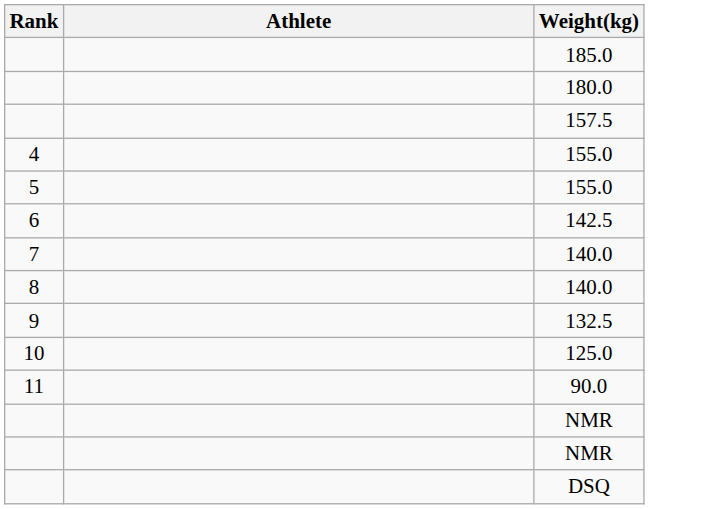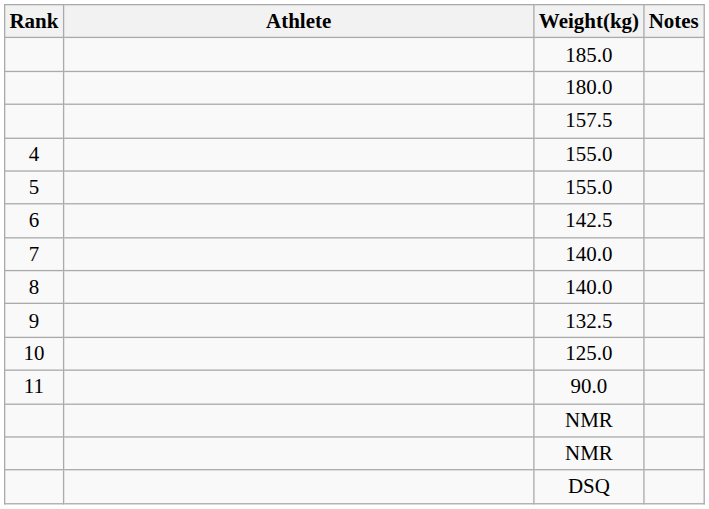+ column: (674, 21)
